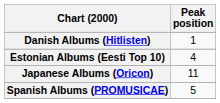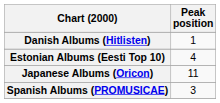(193, 90) 5 -> (193, 90) 3
